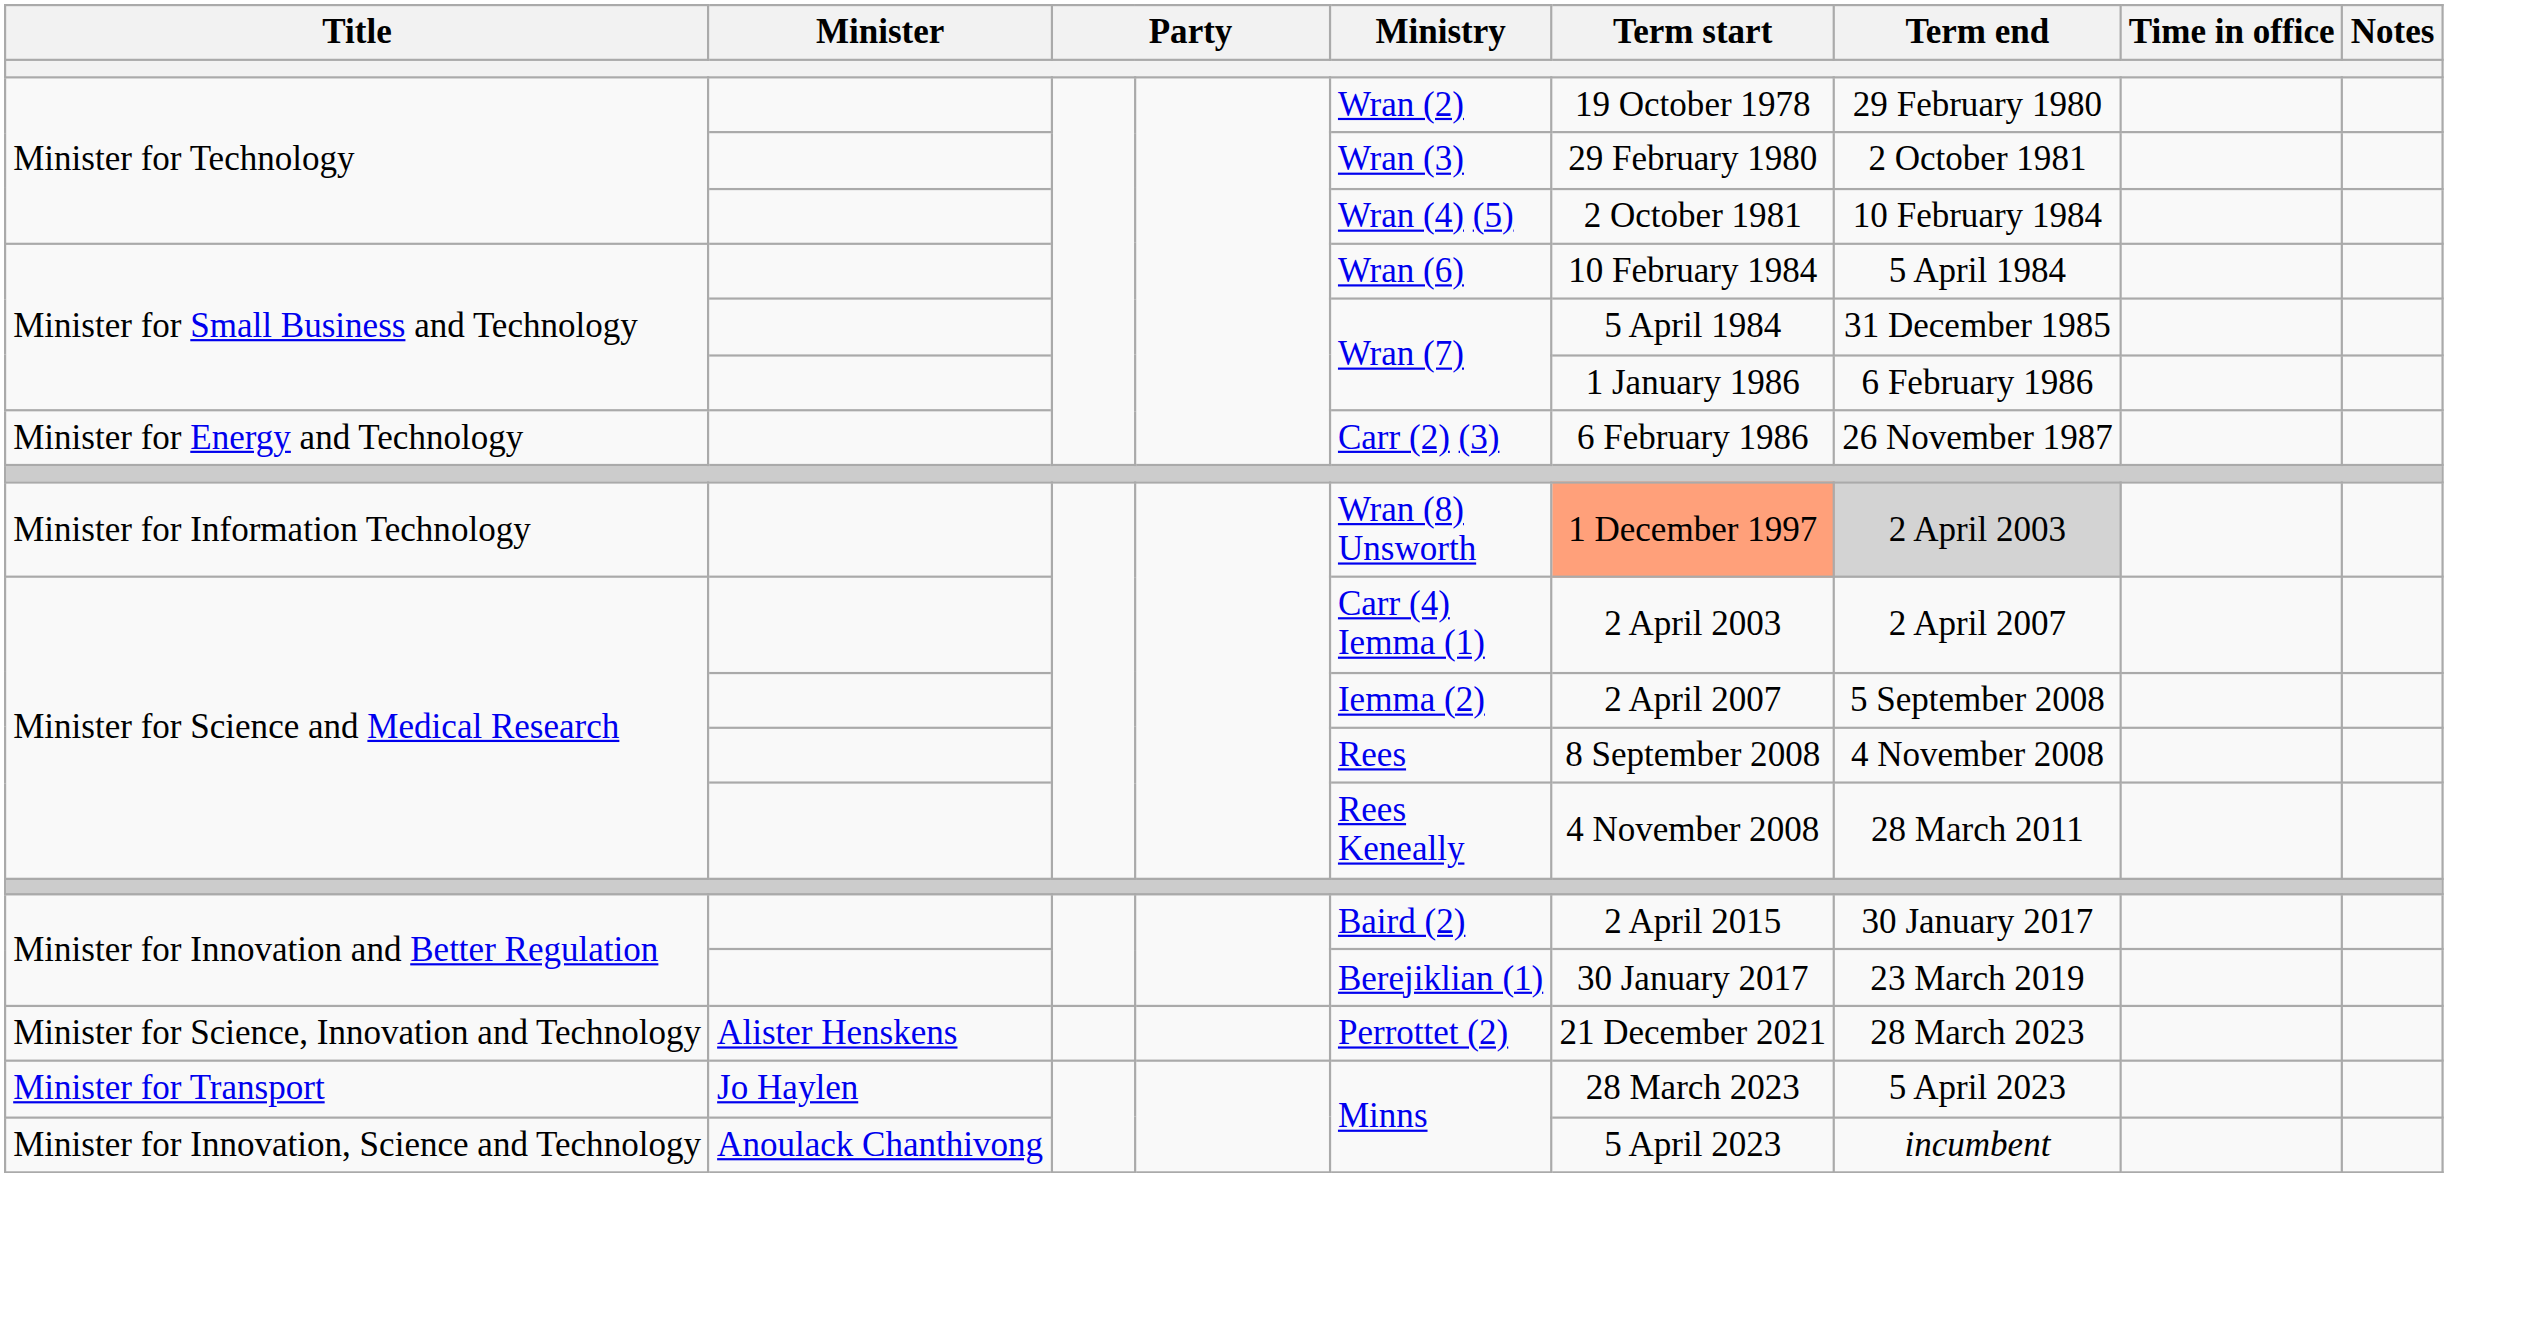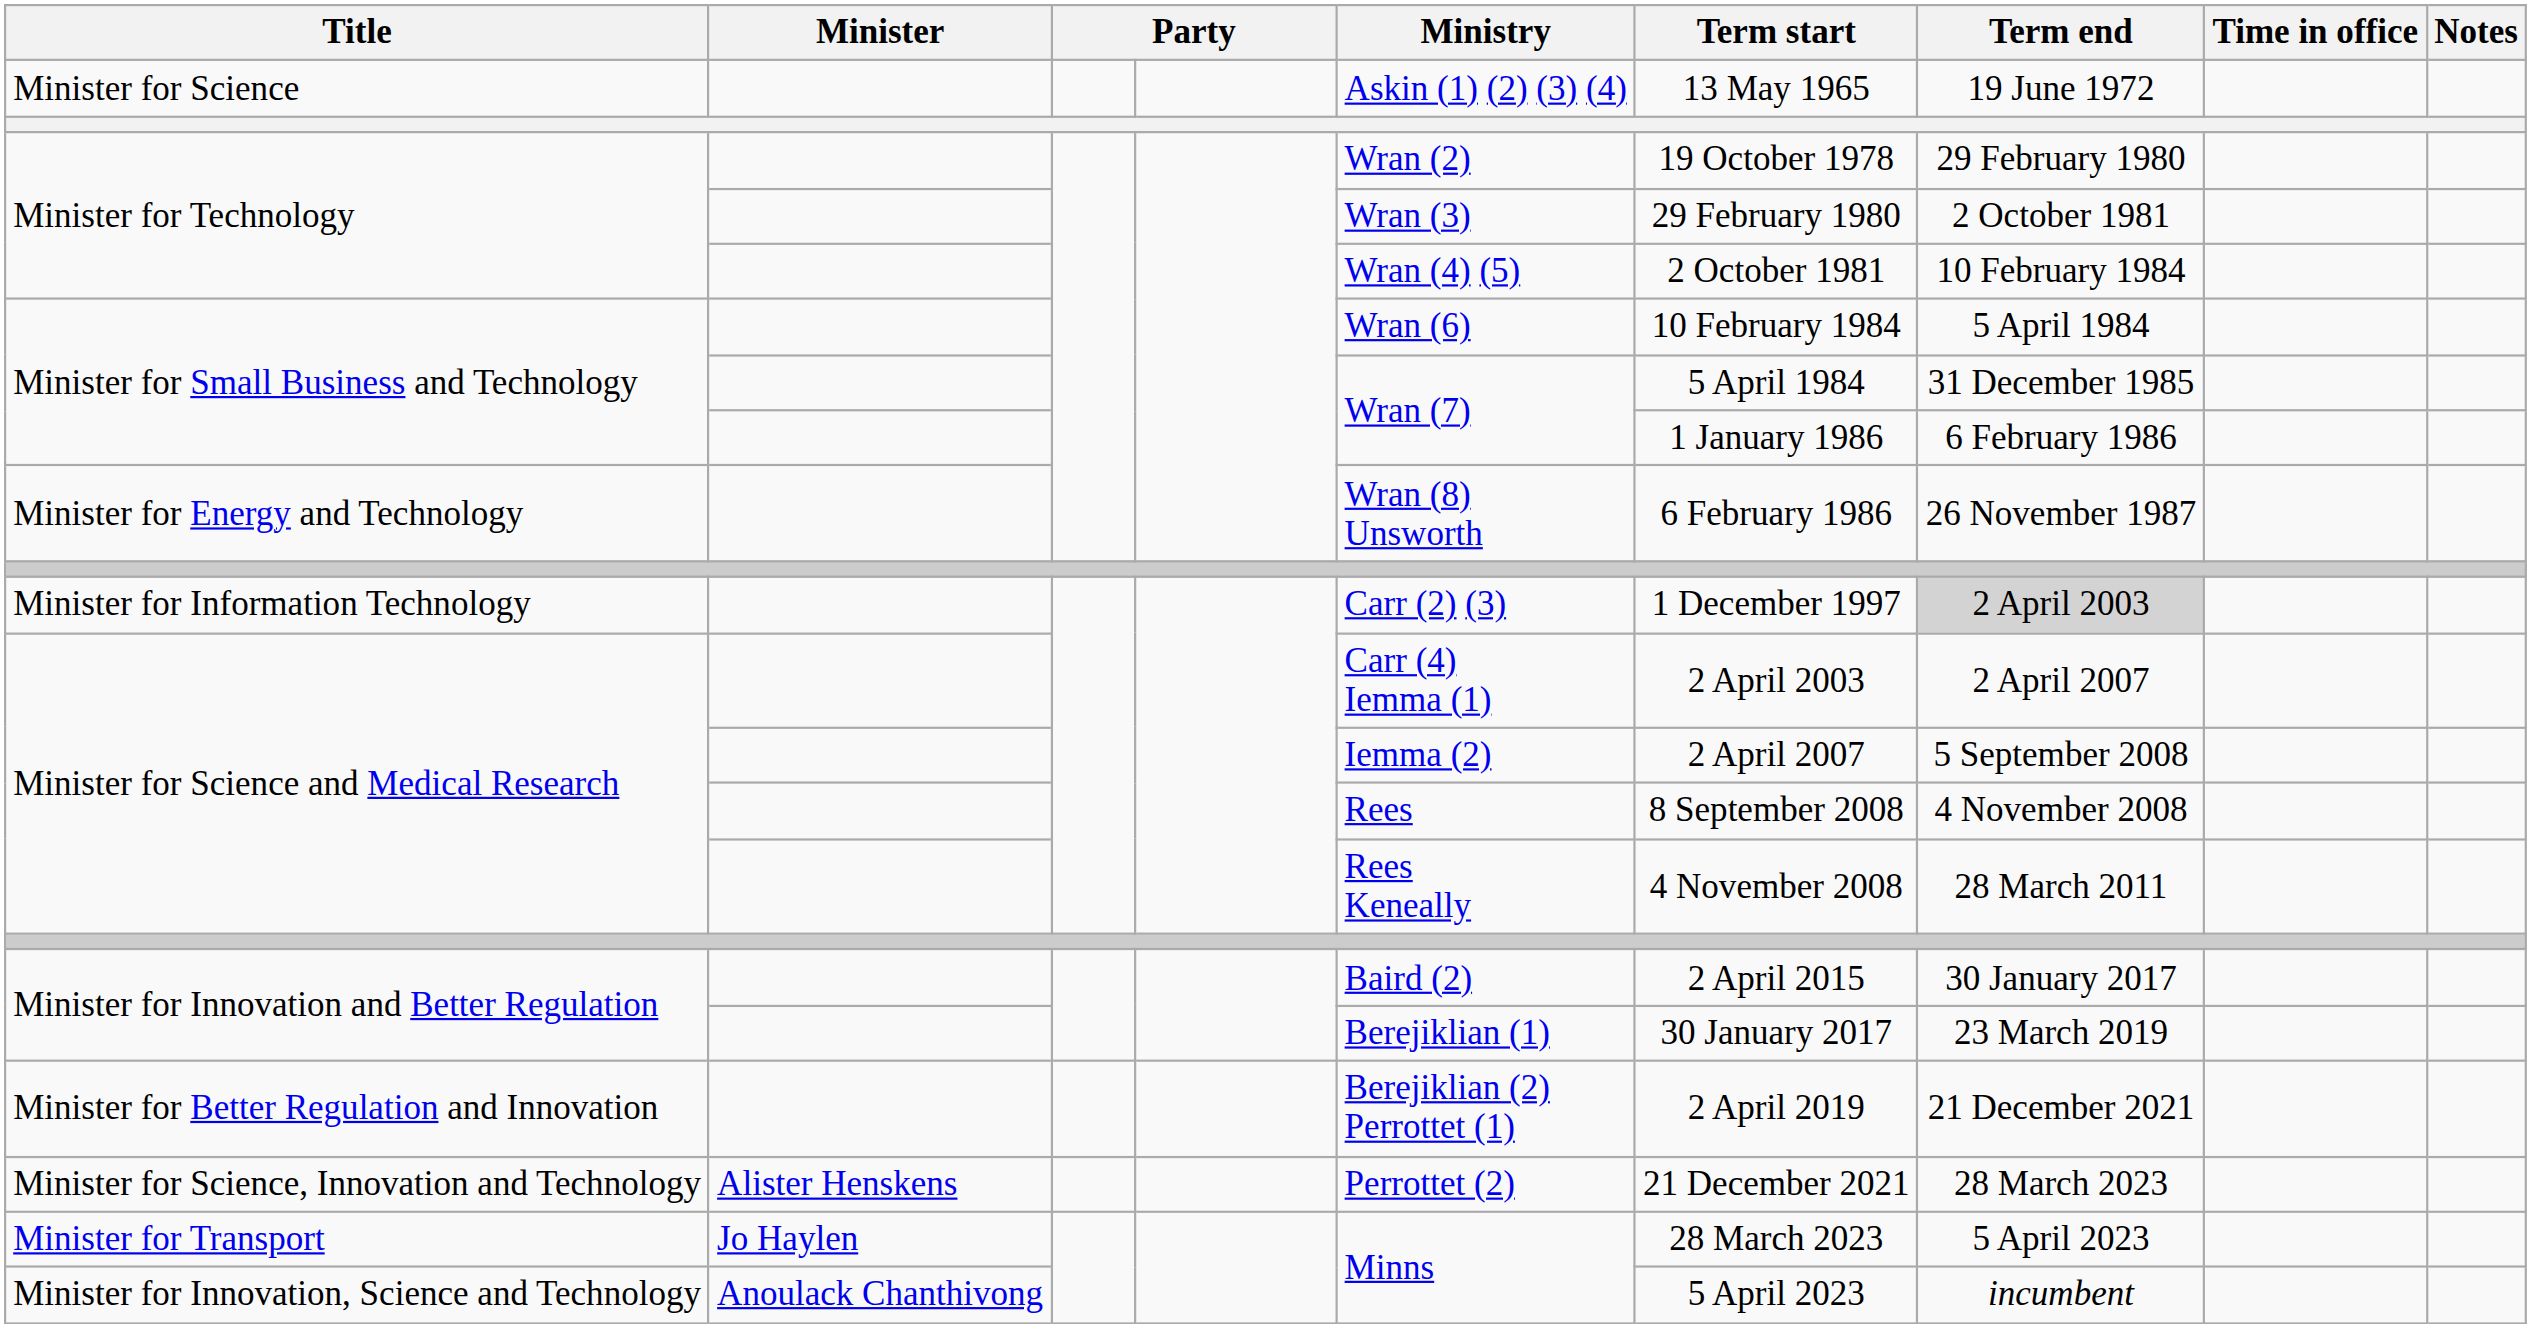+ row: (156, 87)
(1419, 437) Carr (2) (3) -> (1414, 512) Wran (8) Unsworth
(1407, 528) Wran (8) Unsworth -> (1425, 604) Carr (2) (3)
(1693, 528) lightsalmon background -> (1776, 604) no background
+ row: (336, 1107)
